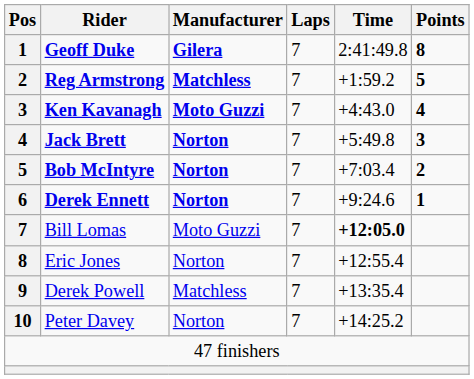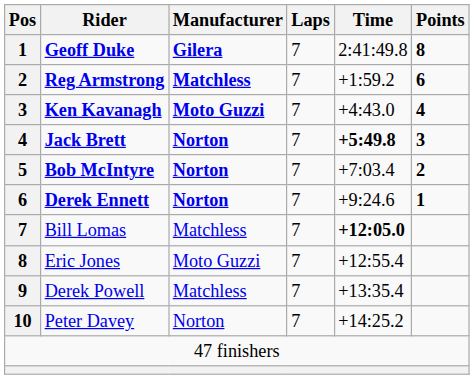(421, 79) 5 -> (421, 79) 6
(366, 140) normal -> (367, 140) bold
(217, 230) Moto Guzzi -> (210, 230) Matchless
(199, 260) Norton -> (217, 260) Moto Guzzi
